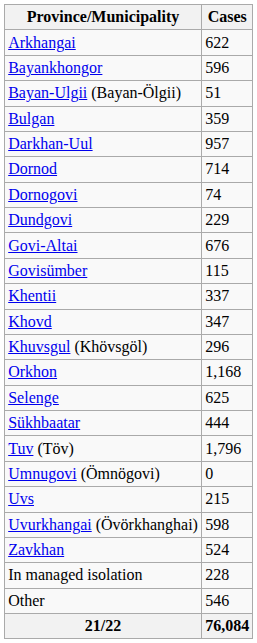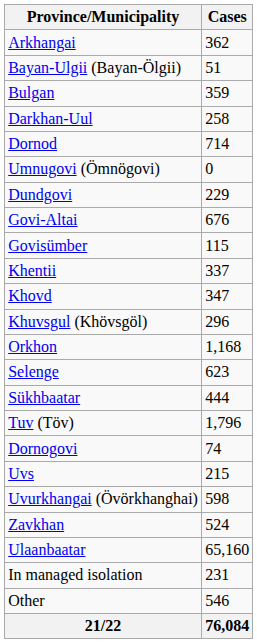(217, 42) 622 -> (217, 42) 362
- row: (55, 67)
(217, 144) 957 -> (217, 118) 258
rows swapped: (43, 194) <-> (84, 473)
(217, 397) 625 -> (217, 372) 623
+ row: (47, 550)
(217, 575) 228 -> (217, 575) 231
